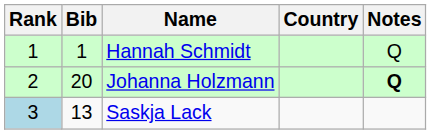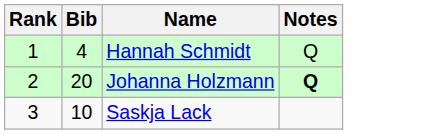- column: (321, 19)
(82, 50) 1 -> (82, 50) 4
(33, 112) lightblue background -> (33, 112) no background
(82, 112) 13 -> (82, 112) 10
